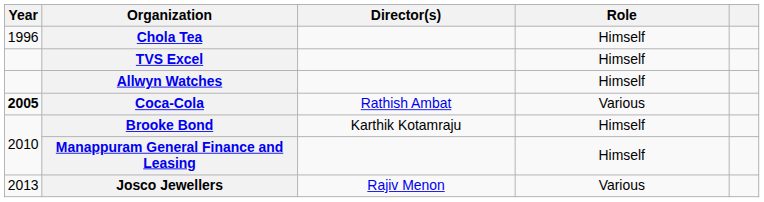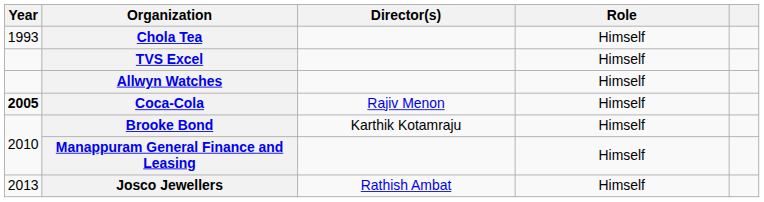(23, 37) 1996 -> (23, 37) 1993
(406, 103) Rathish Ambat -> (406, 103) Rajiv Menon
(622, 103) Various -> (622, 103) Himself
(406, 185) Rajiv Menon -> (406, 185) Rathish Ambat
(622, 185) Various -> (622, 185) Himself
